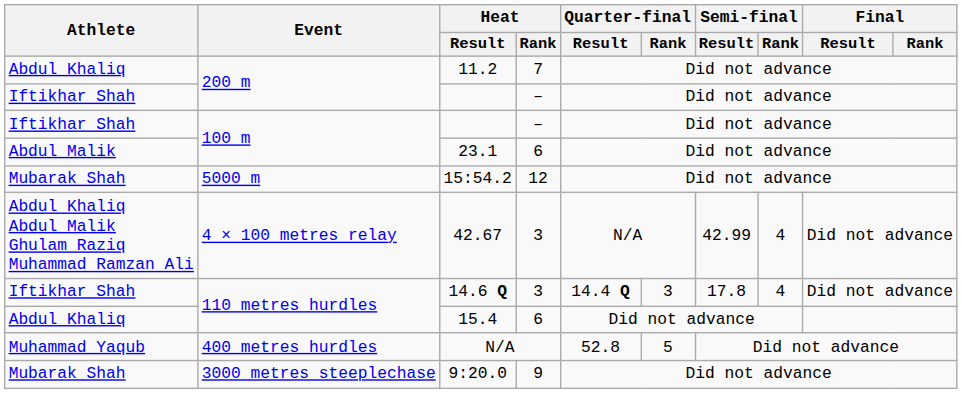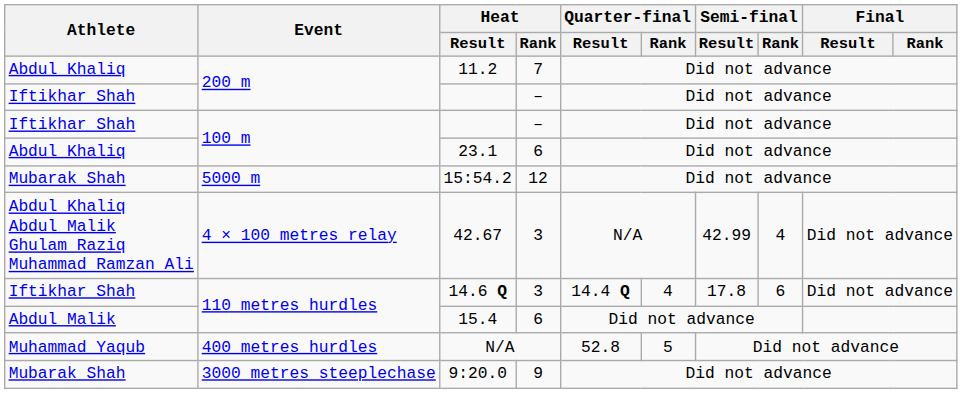(62, 152) Abdul Malik -> (67, 152) Abdul Khaliq
(668, 292) 3 -> (668, 292) 4
(780, 292) 4 -> (780, 292) 6
(67, 319) Abdul Khaliq -> (62, 319) Abdul Malik
